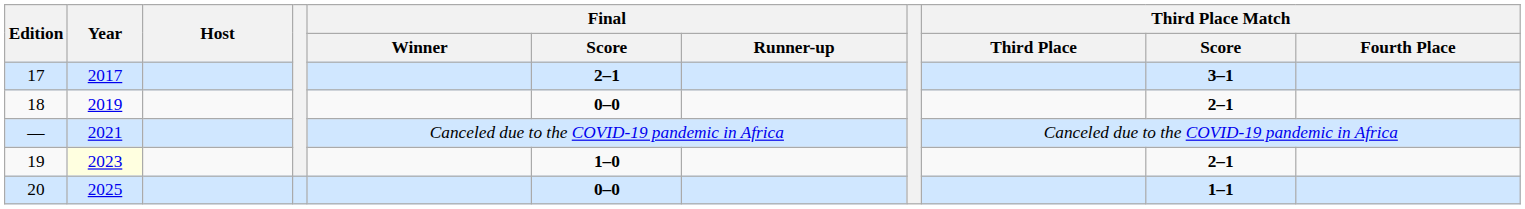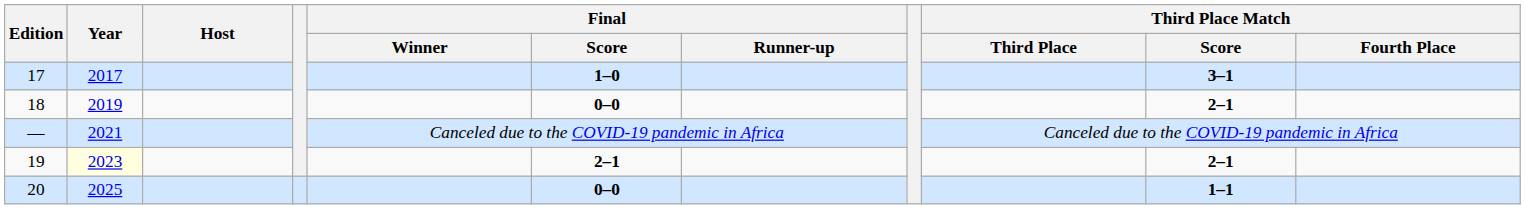(607, 76) 2–1 -> (607, 76) 1–0
(607, 161) 1–0 -> (607, 161) 2–1
